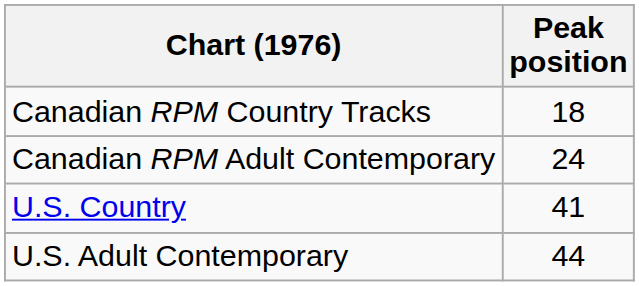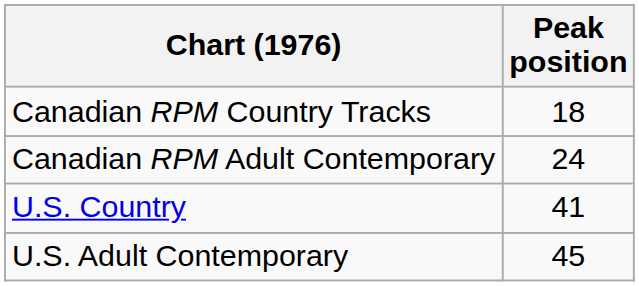(568, 255) 44 -> (568, 255) 45
